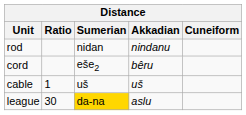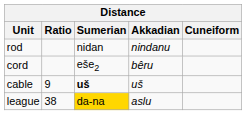(48, 84) 1 -> (48, 84) 9
(82, 84) normal -> (83, 84) bold
(51, 101) 30 -> (51, 101) 38
